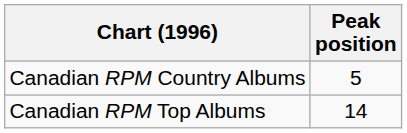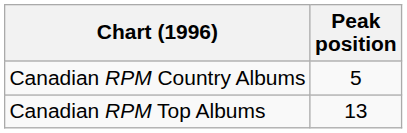(356, 111) 14 -> (356, 111) 13
